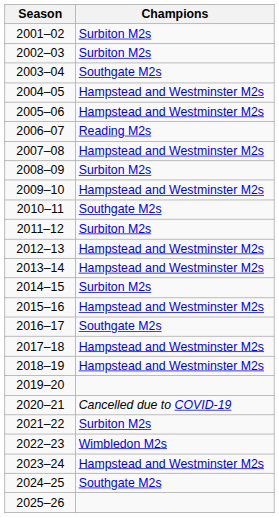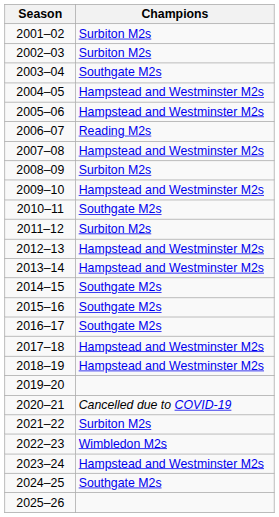(115, 287) Surbiton M2s -> (120, 287) Southgate M2s
(171, 307) Hampstead and Westminster M2s -> (120, 307) Southgate M2s
